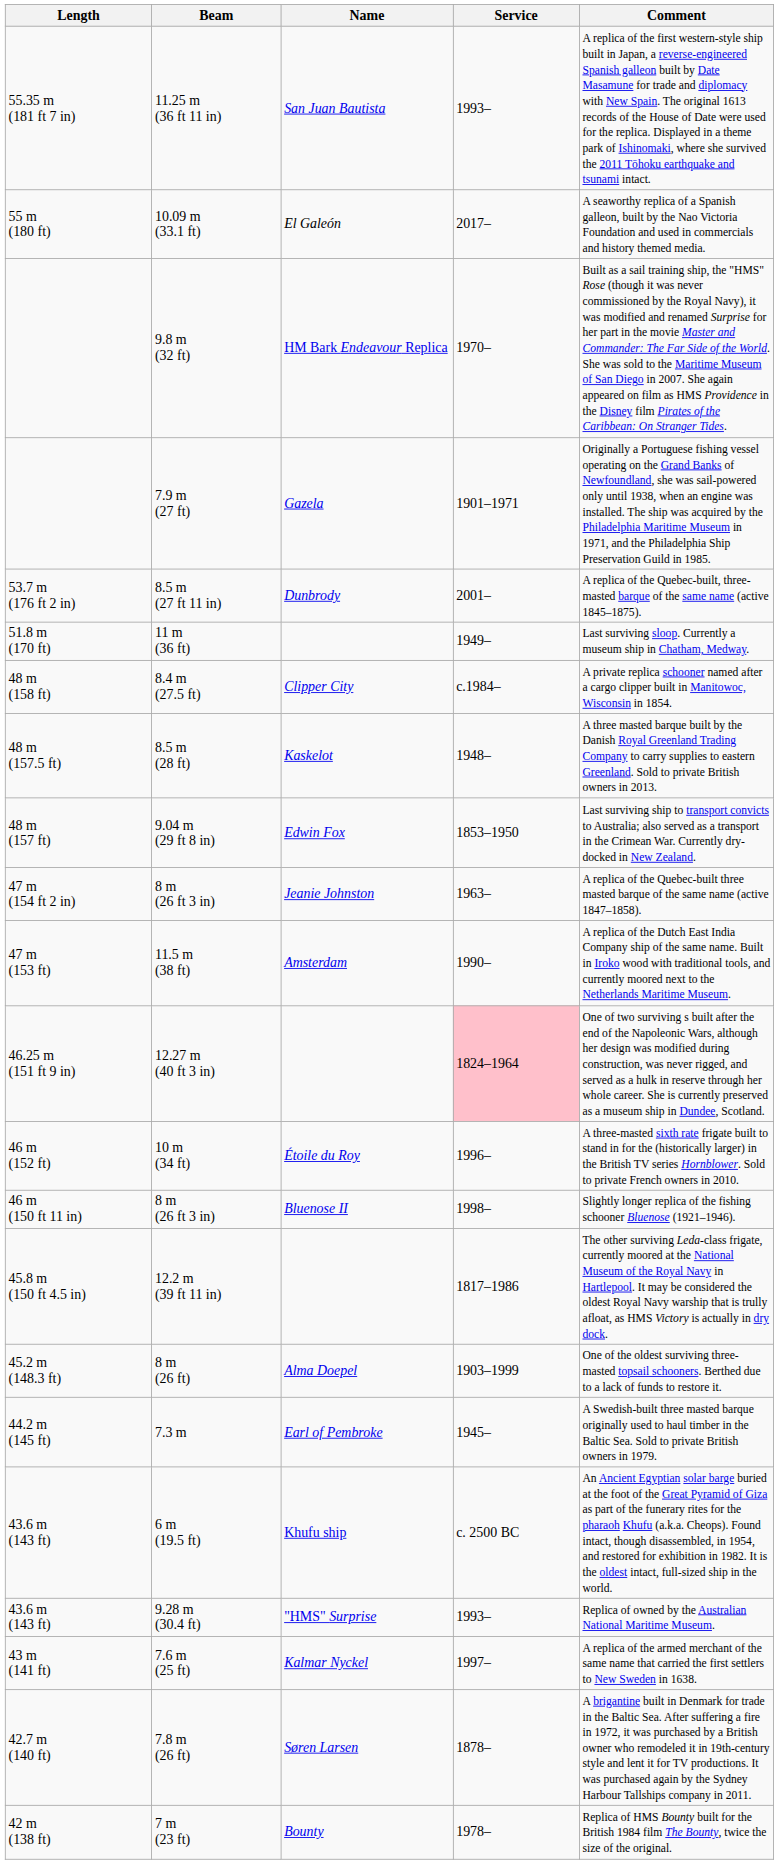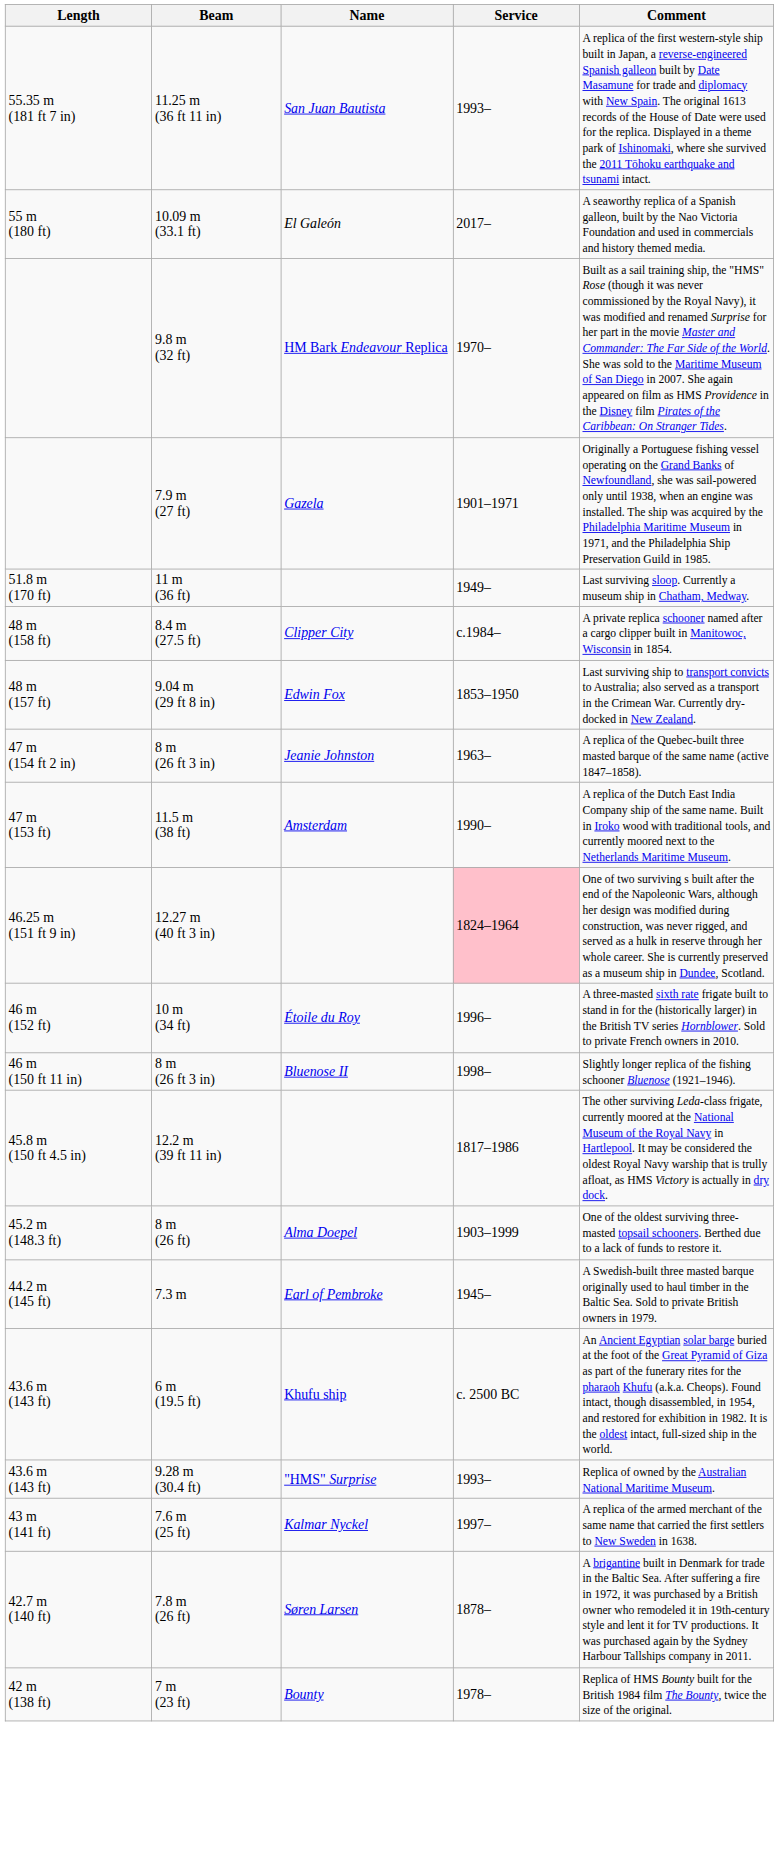- row: (42, 595)
- row: (35, 755)
